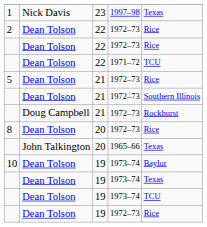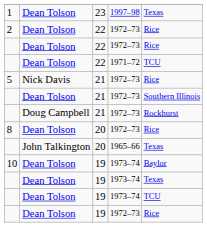(46, 12) Nick Davis -> (49, 12) Dean Tolson
(49, 79) Dean Tolson -> (46, 79) Nick Davis
